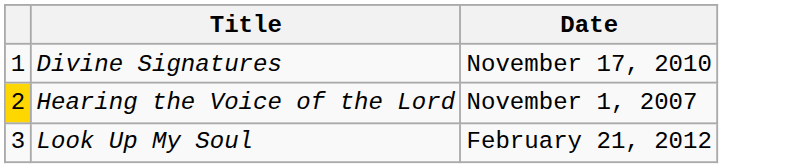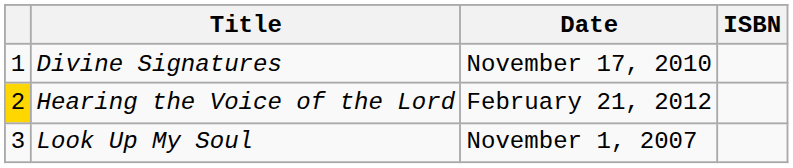+ column: (752, 25)
(582, 103) November 1, 2007 -> (589, 103) February 21, 2012
(589, 142) February 21, 2012 -> (582, 142) November 1, 2007
